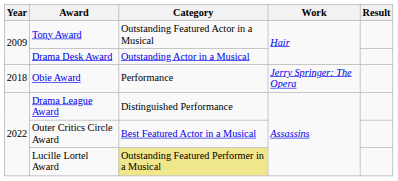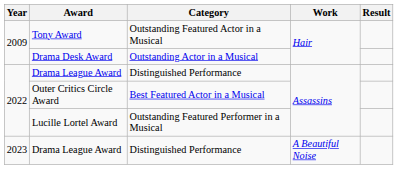- row: (17, 78)
(192, 161) khaki background -> (205, 122) no background
+ row: (17, 150)
